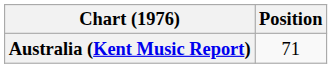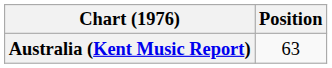(291, 48) 71 -> (291, 48) 63
